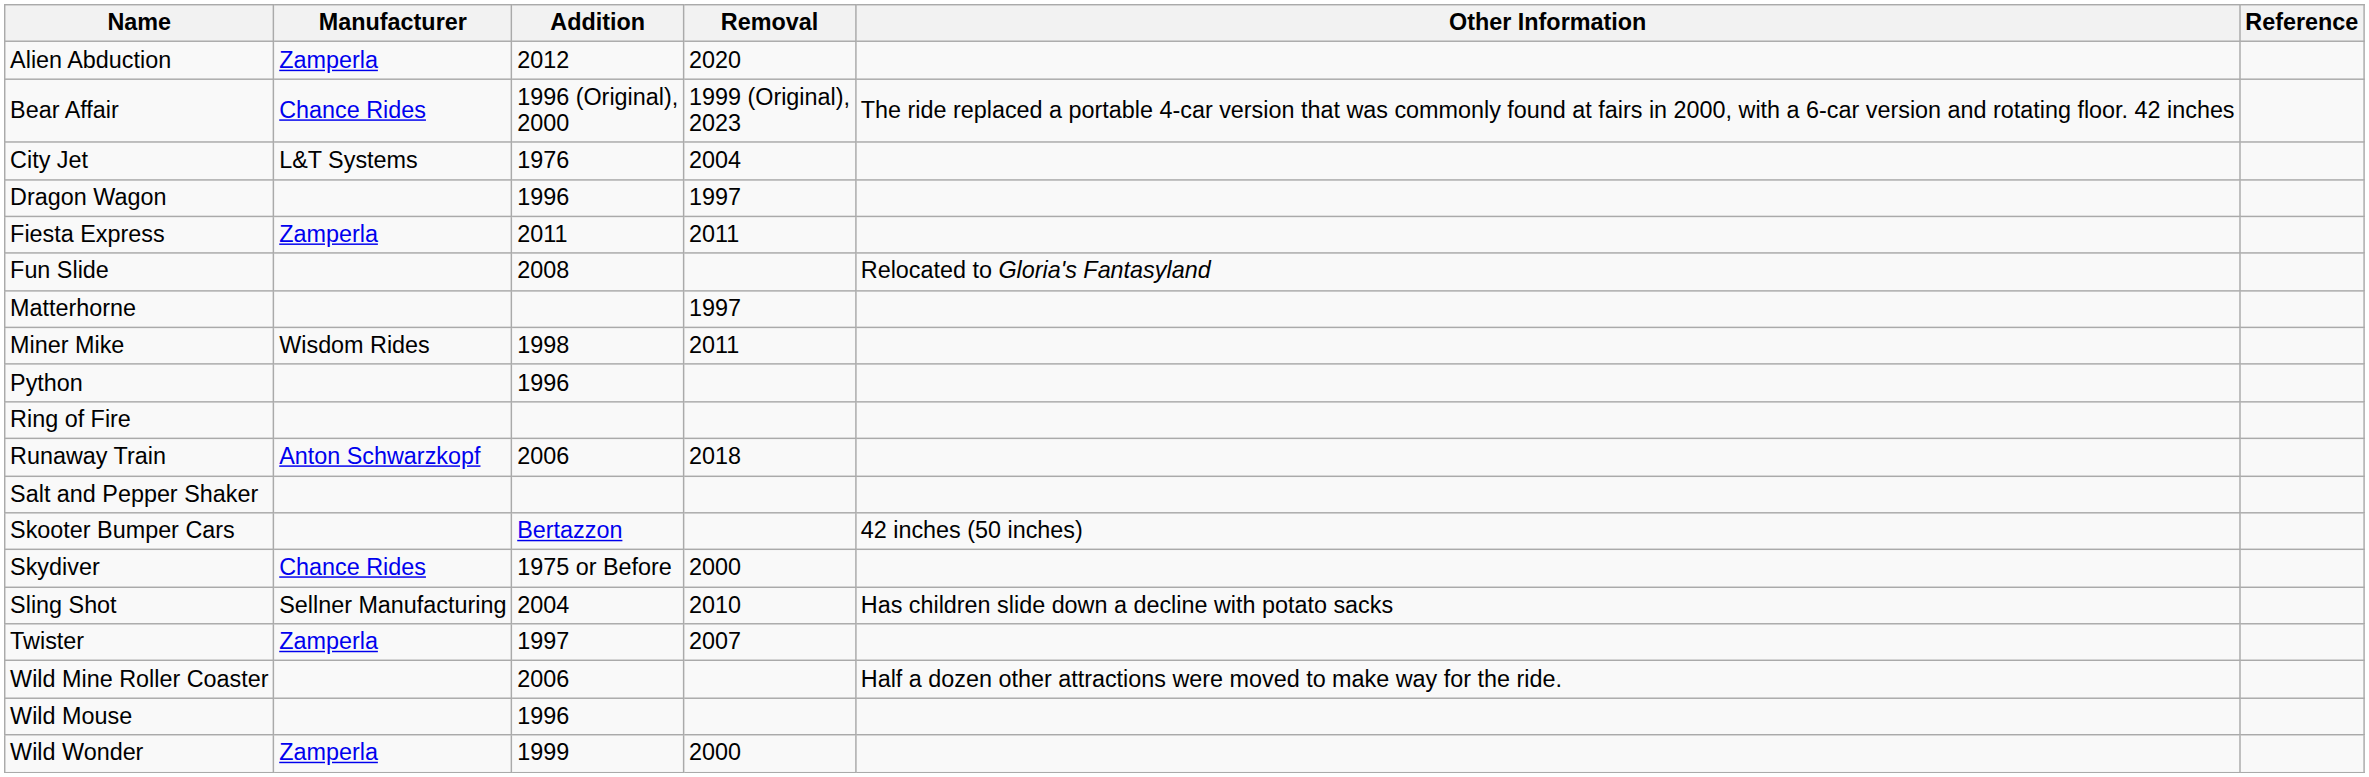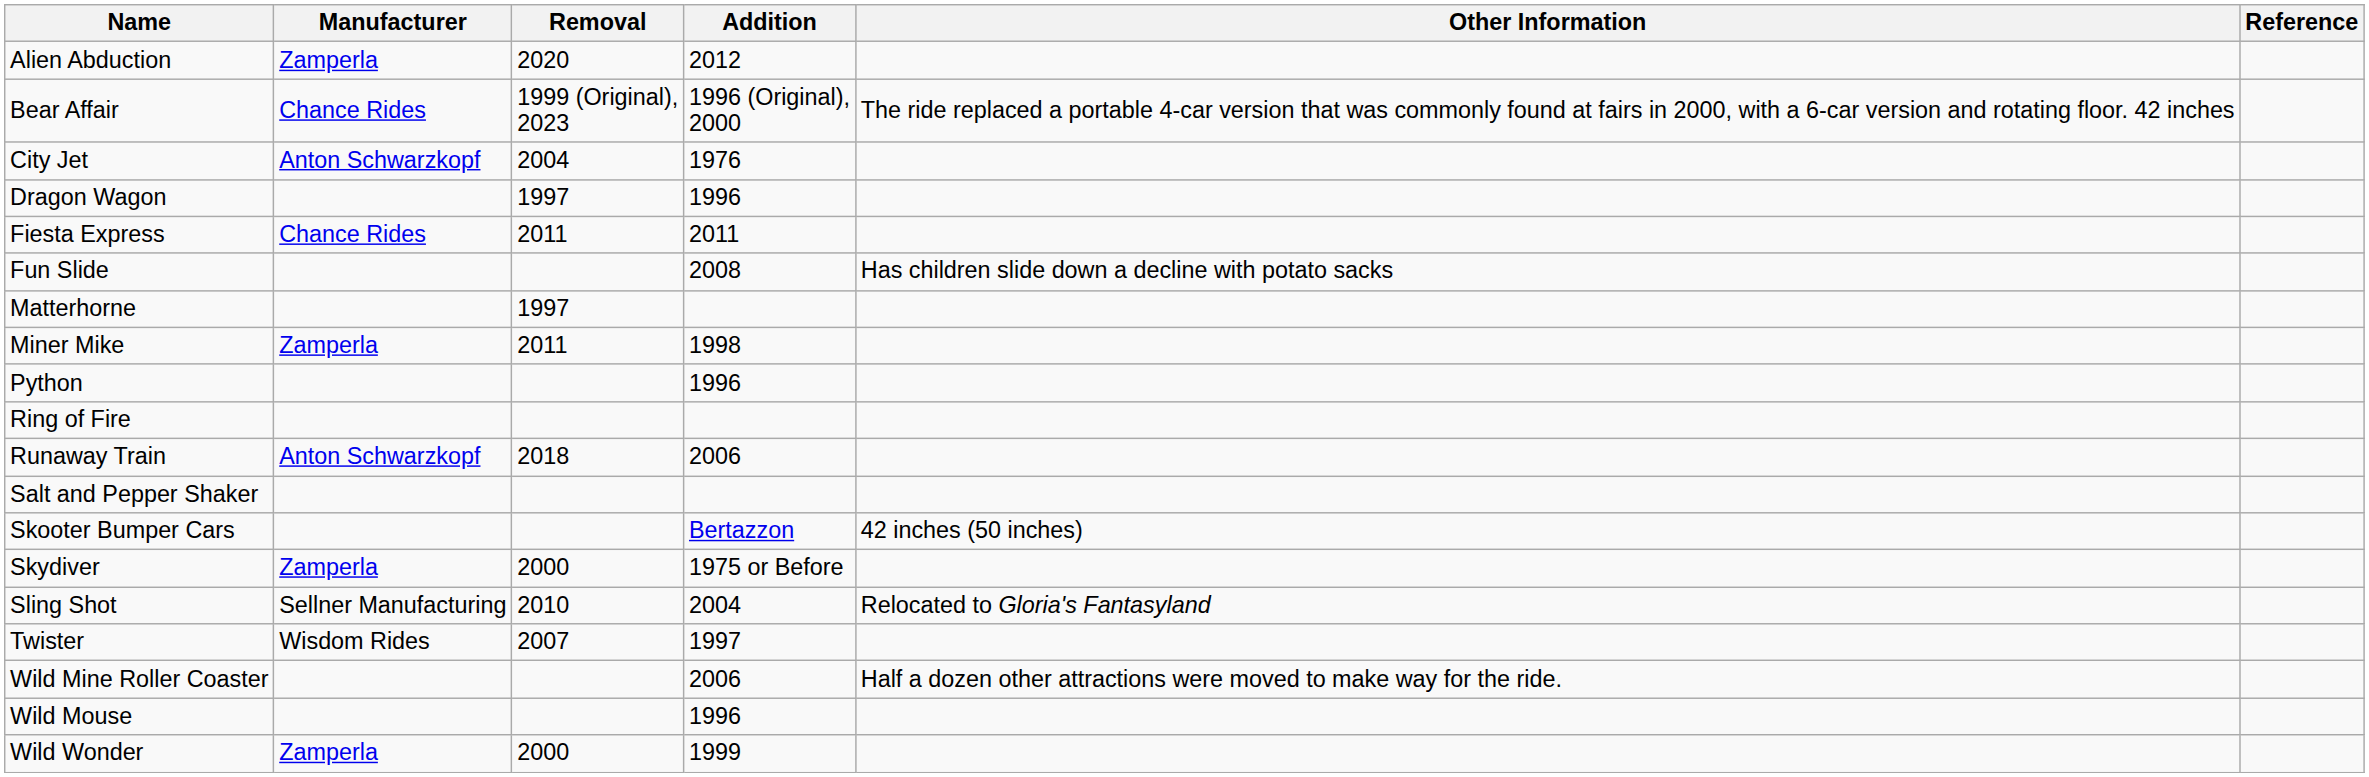columns swapped: (598, 23) <-> (769, 23)
(348, 160) L&T Systems -> (380, 160) Anton Schwarzkopf
(329, 234) Zamperla -> (353, 234) Chance Rides
(1036, 271) Relocated to Gloria's Fantasyland -> (1127, 271) Has children slide down a decline with potato sacks
(355, 345) Wisdom Rides -> (329, 345) Zamperla
(353, 567) Chance Rides -> (329, 567) Zamperla
(1127, 605) Has children slide down a decline with potato sacks -> (1036, 605) Relocated to Gloria's Fantasyland
(329, 642) Zamperla -> (355, 642) Wisdom Rides
